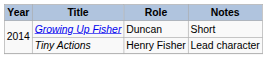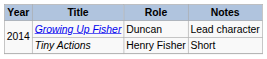(203, 29) Short -> (225, 29) Lead character
(225, 45) Lead character -> (203, 45) Short
